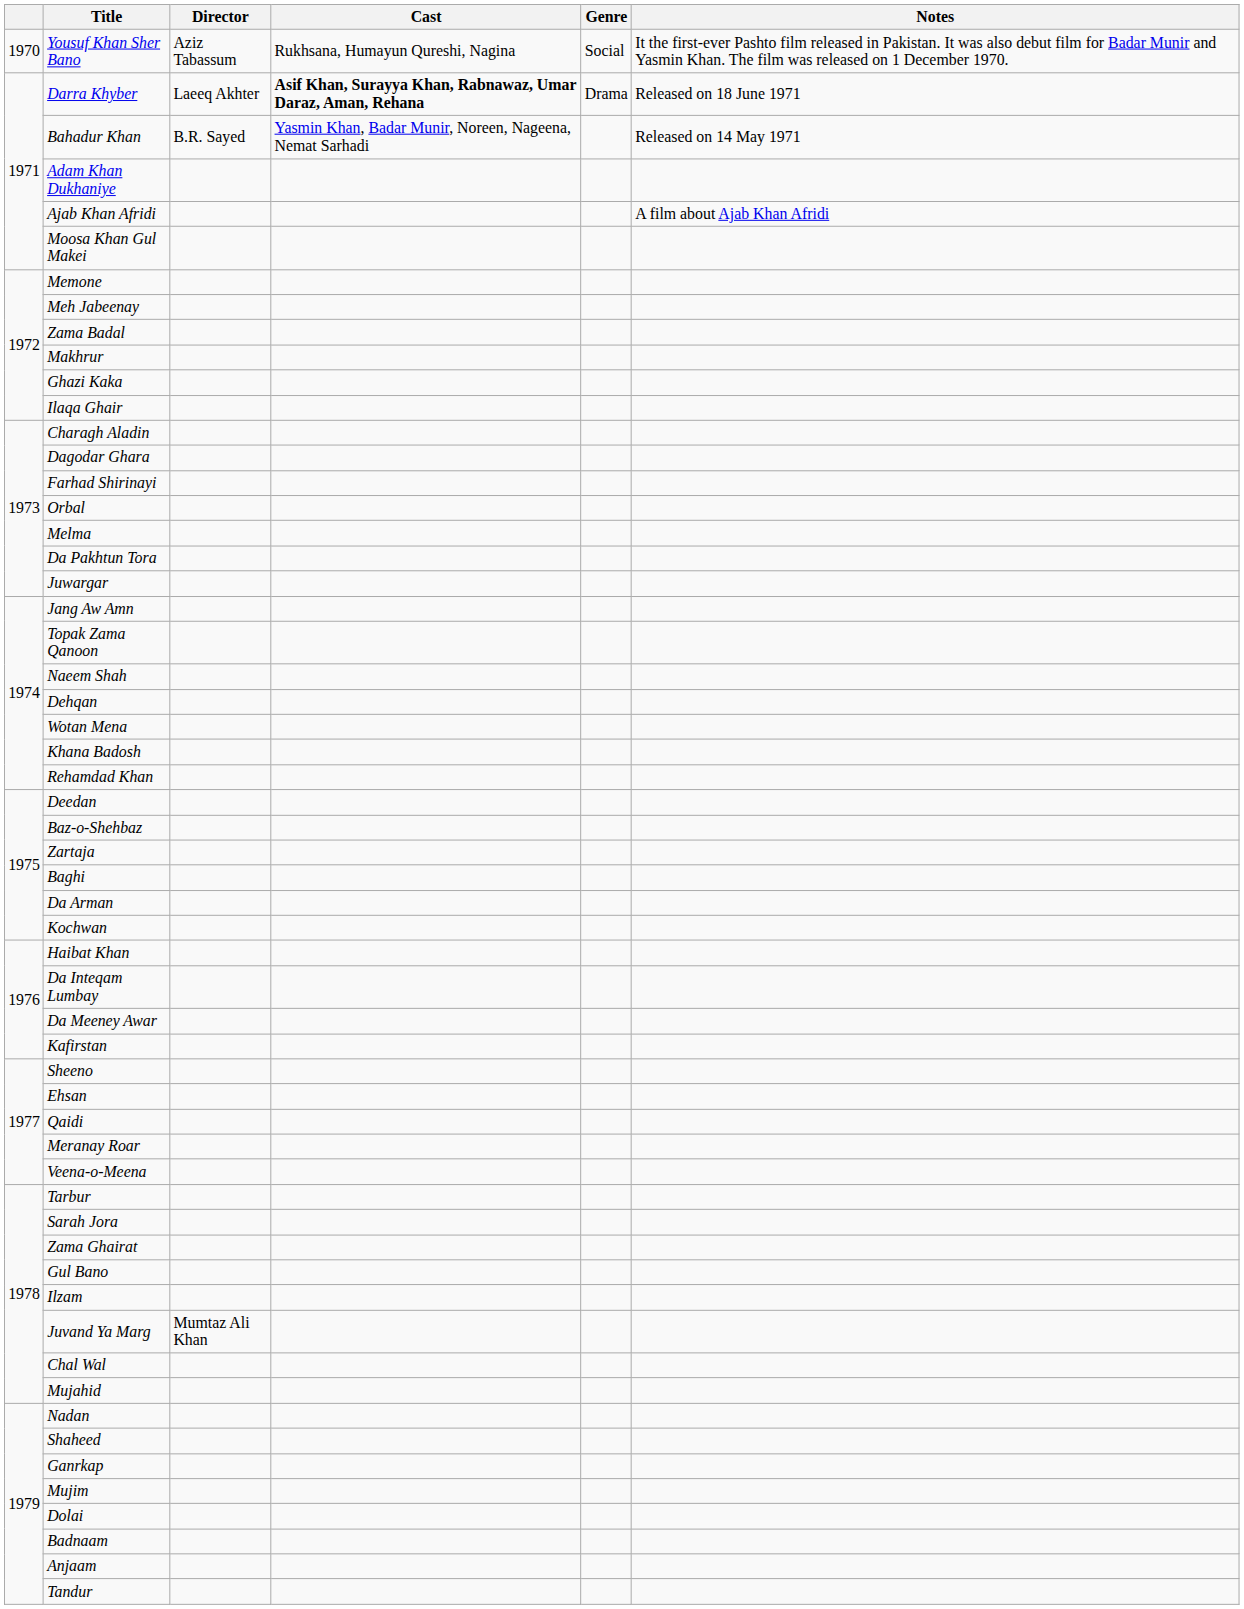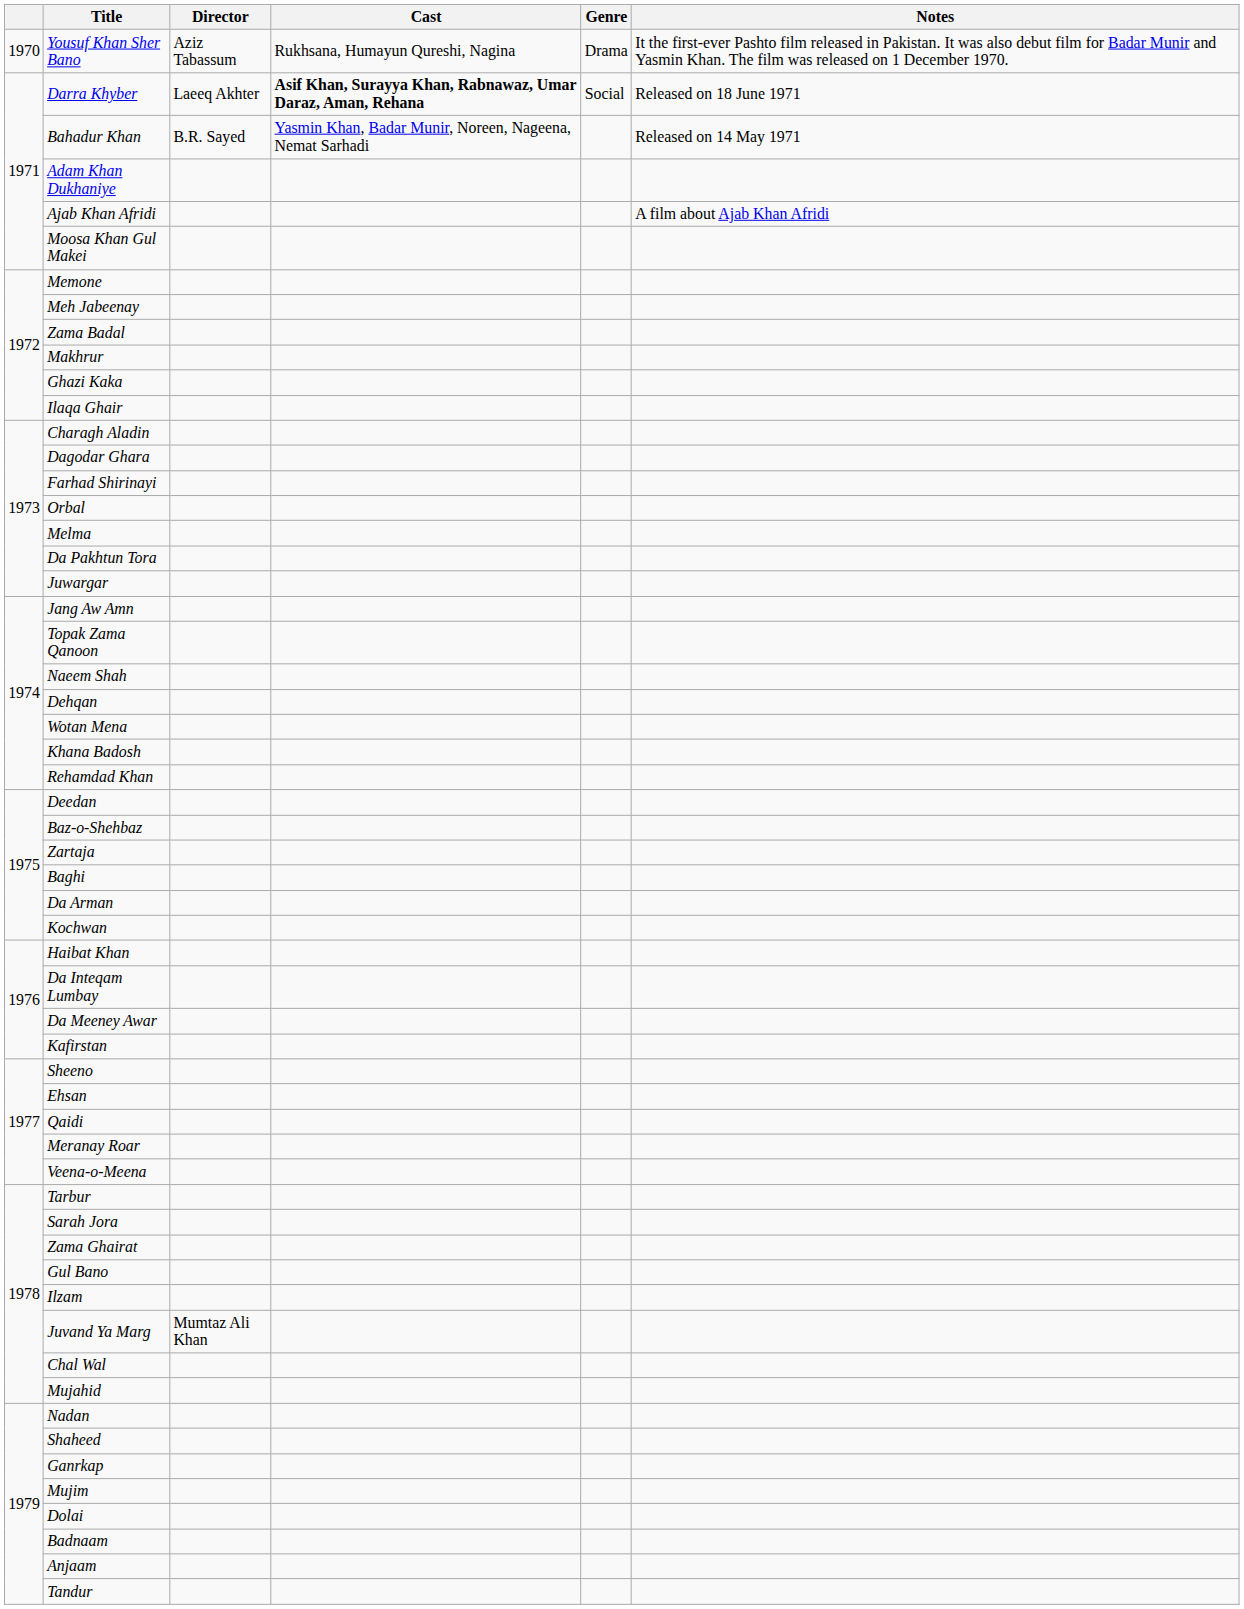(605, 51) Social -> (606, 51) Drama
(606, 94) Drama -> (605, 94) Social
